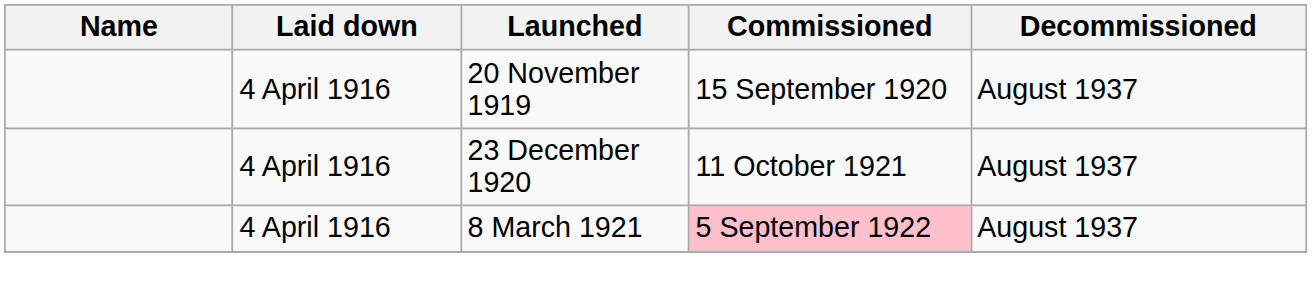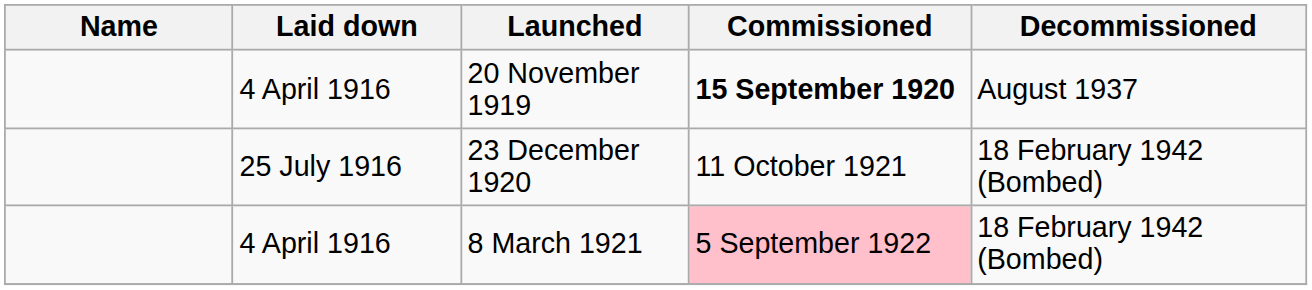(821, 88) normal -> (825, 88) bold
(315, 166) 4 April 1916 -> (321, 166) 25 July 1916
(1058, 166) August 1937 -> (1090, 166) 18 February 1942 (Bombed)
(1058, 227) August 1937 -> (1090, 244) 18 February 1942 (Bombed)
